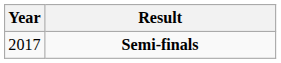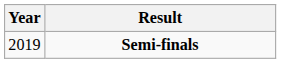(24, 44) 2017 -> (24, 44) 2019
